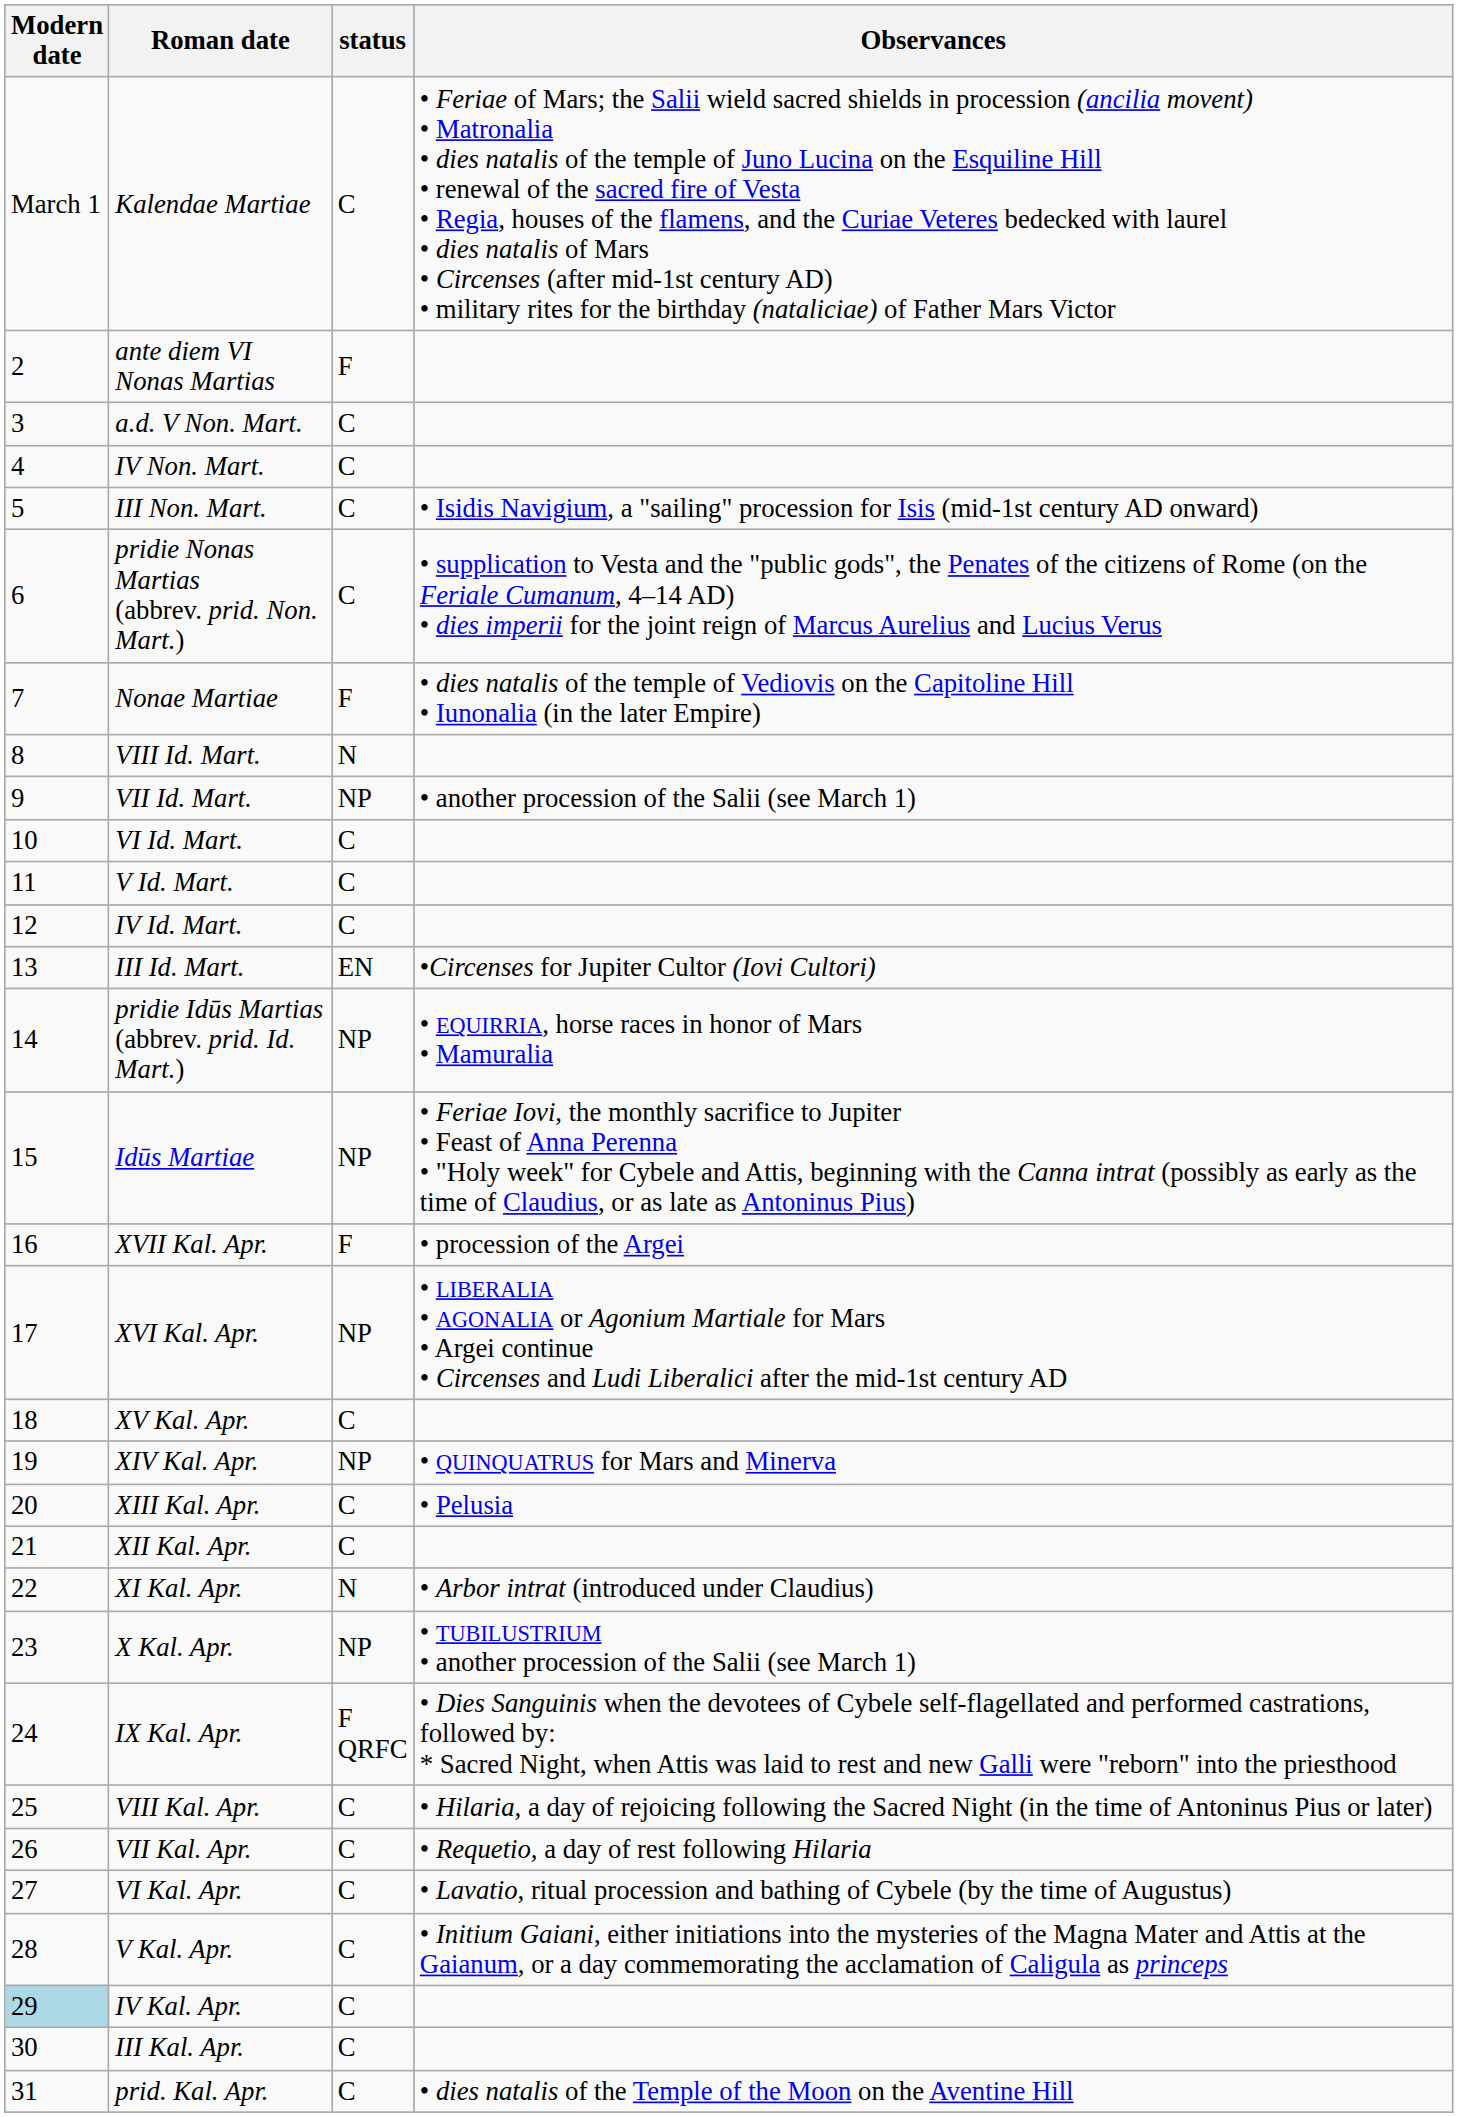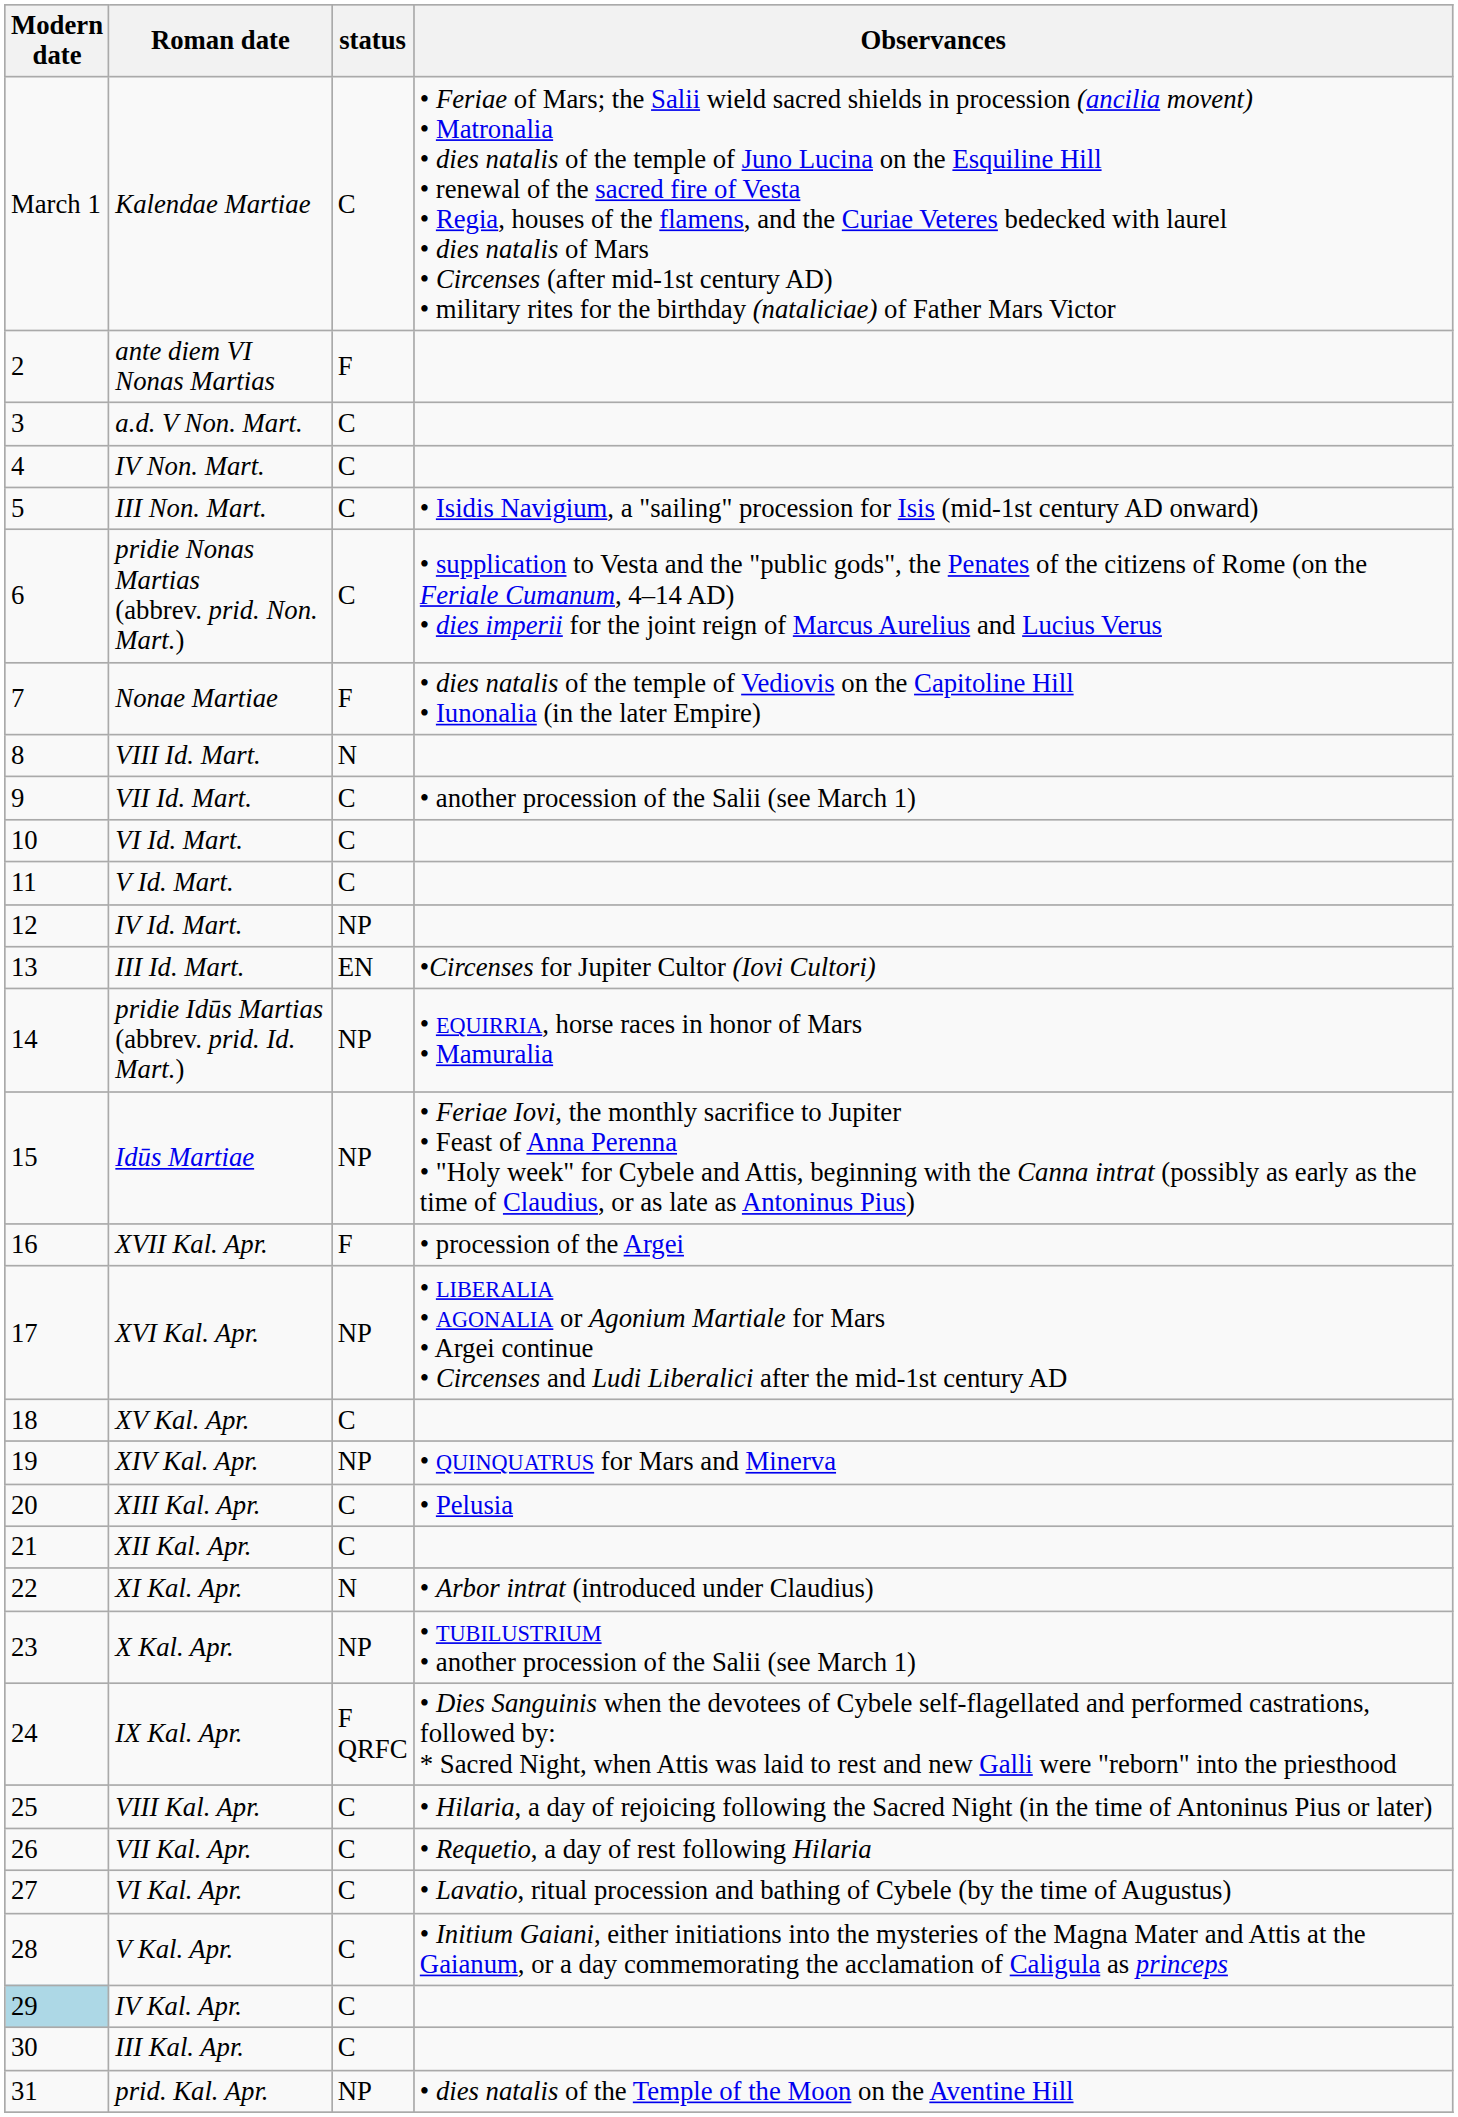(355, 797) NP -> (347, 797) C
(347, 924) C -> (355, 924) NP
(347, 2090) C -> (355, 2090) NP
